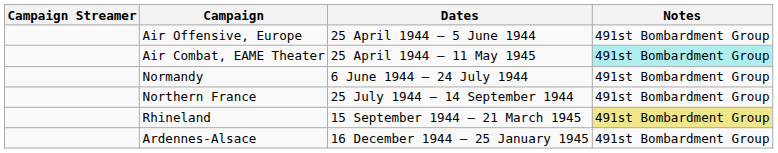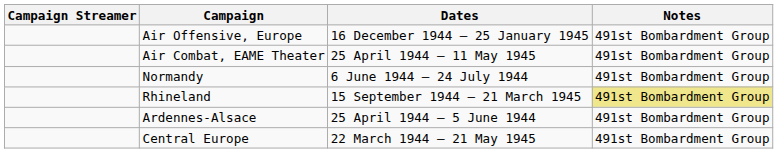(433, 35) 25 April 1944 – 5 June 1944 -> (460, 35) 16 December 1944 – 25 January 1945
(682, 56) paleturquoise background -> (682, 56) no background
- row: (200, 97)
(460, 138) 16 December 1944 – 25 January 1945 -> (433, 118) 25 April 1944 – 5 June 1944
+ row: (196, 138)
